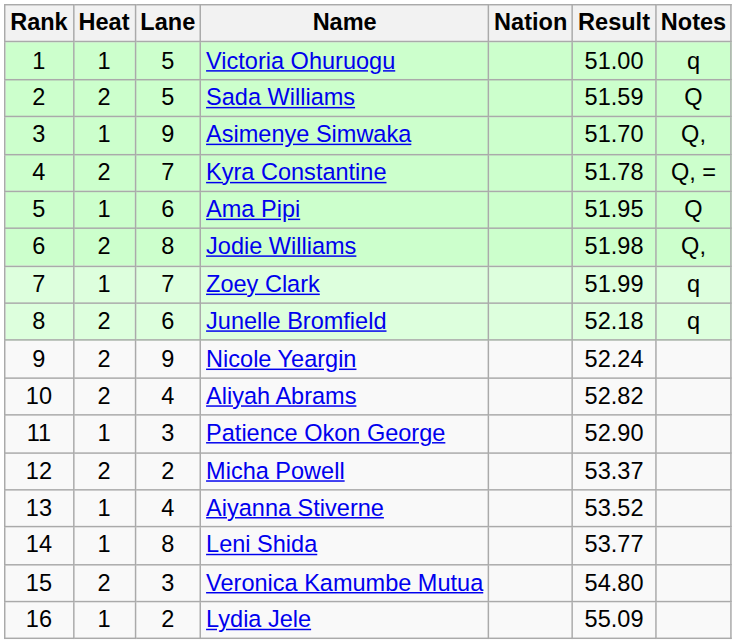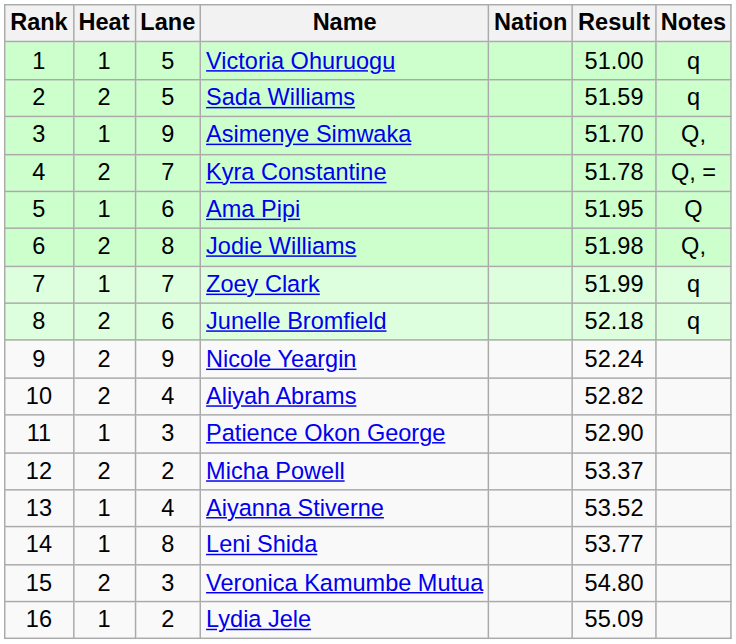(694, 97) Q -> (693, 97) q
